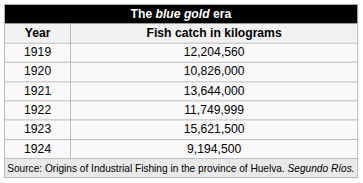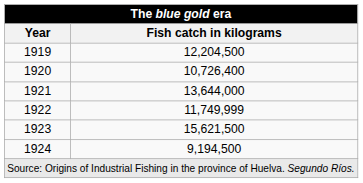(214, 52) 12,204,560 -> (214, 52) 12,204,500
(214, 71) 10,826,000 -> (214, 71) 10,726,400
